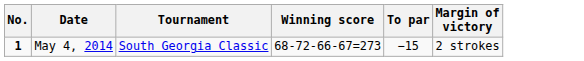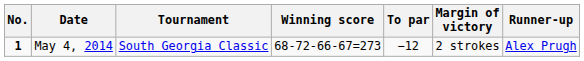+ column: (541, 21)
(408, 47) −15 -> (408, 47) −12
